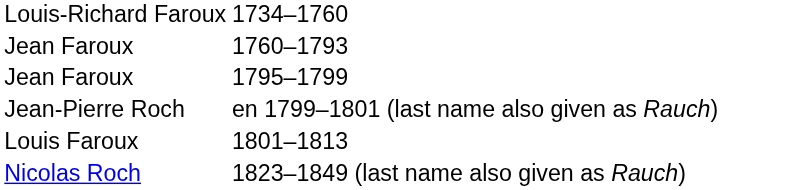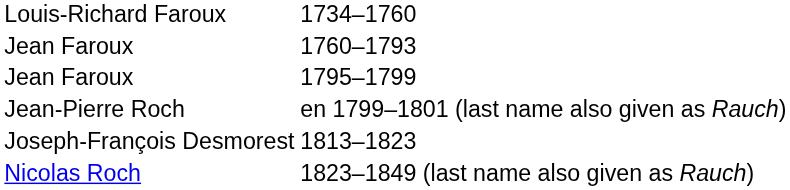- row: (290, 141)
+ row: (358, 141)
